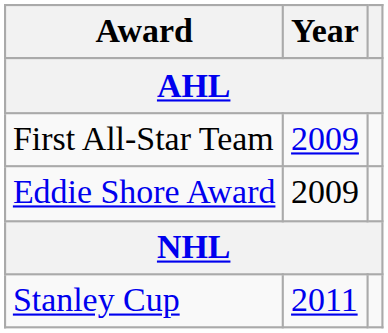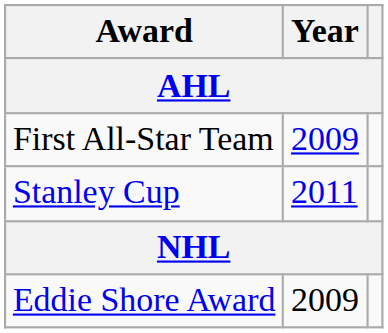rows swapped: (144, 192) <-> (96, 300)
